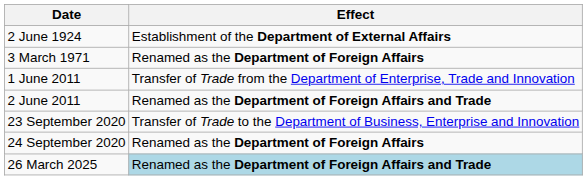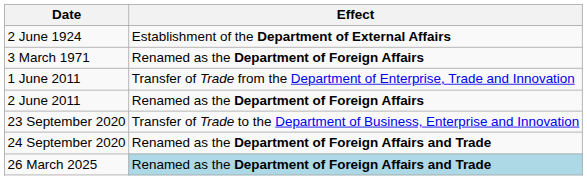(312, 100) Renamed as the Department of Foreign Affairs and Trade -> (278, 100) Renamed as the Department of Foreign Affairs
(278, 143) Renamed as the Department of Foreign Affairs -> (312, 143) Renamed as the Department of Foreign Affairs and Trade
